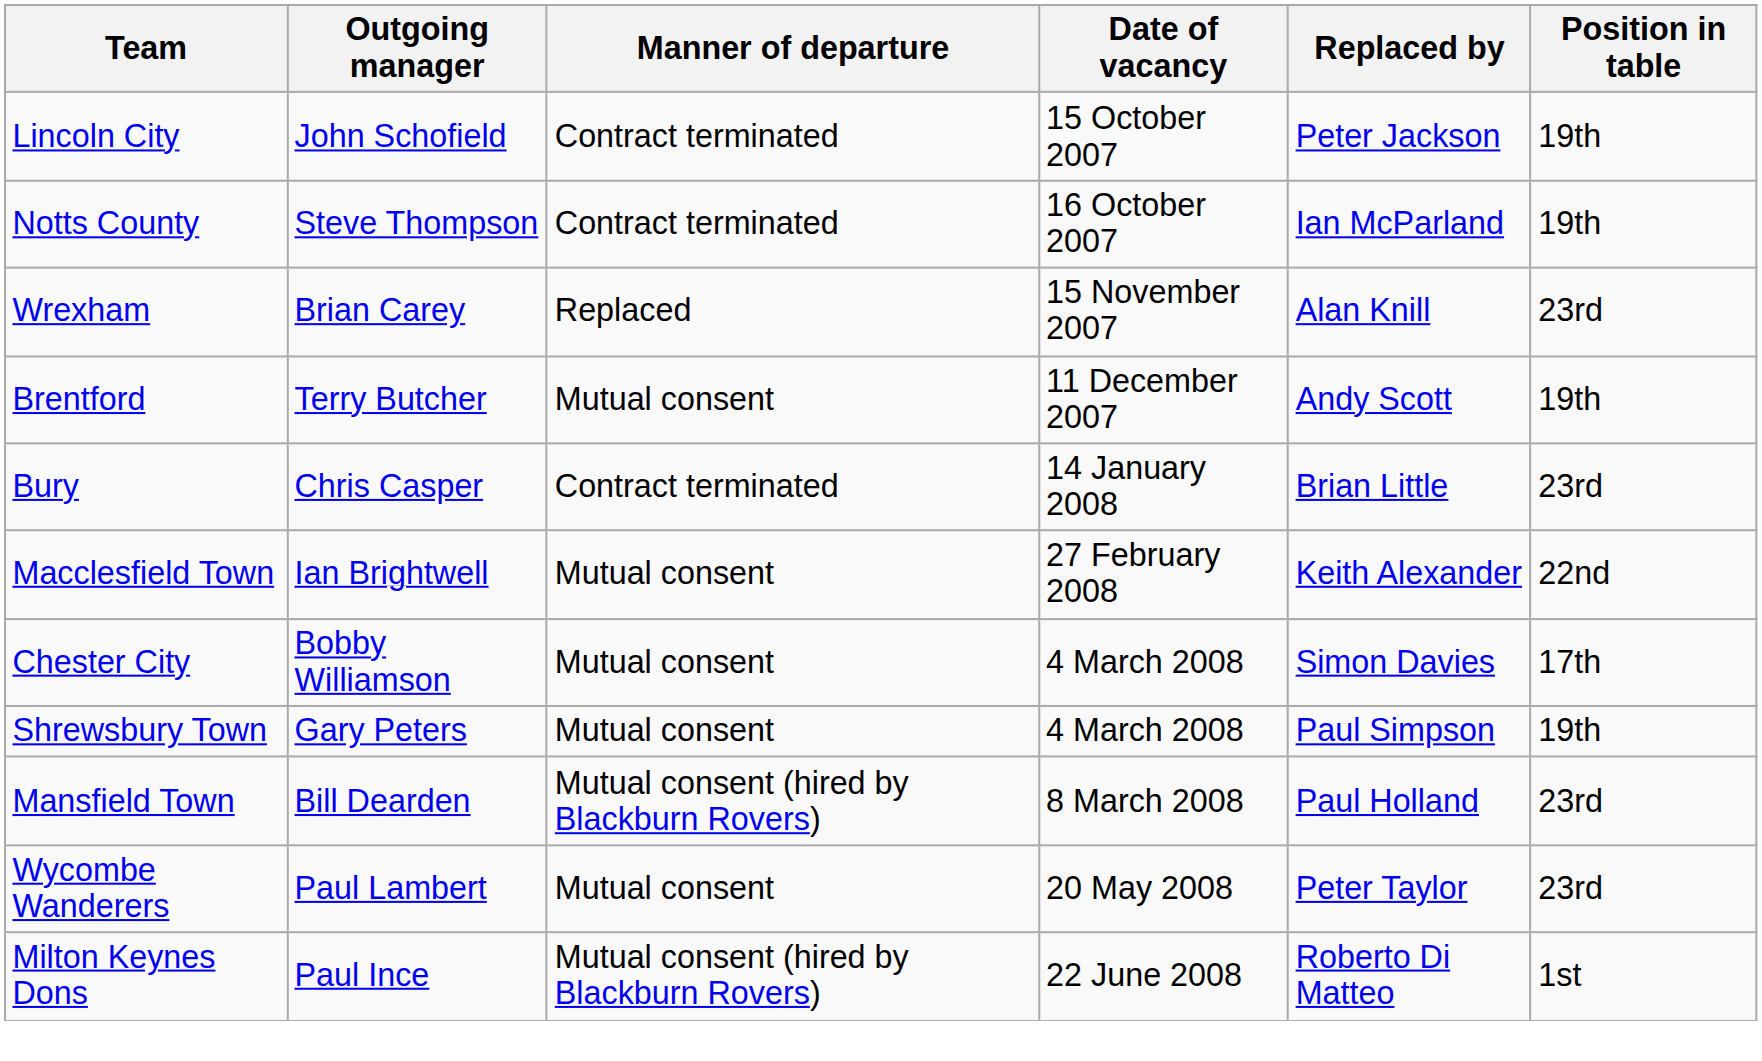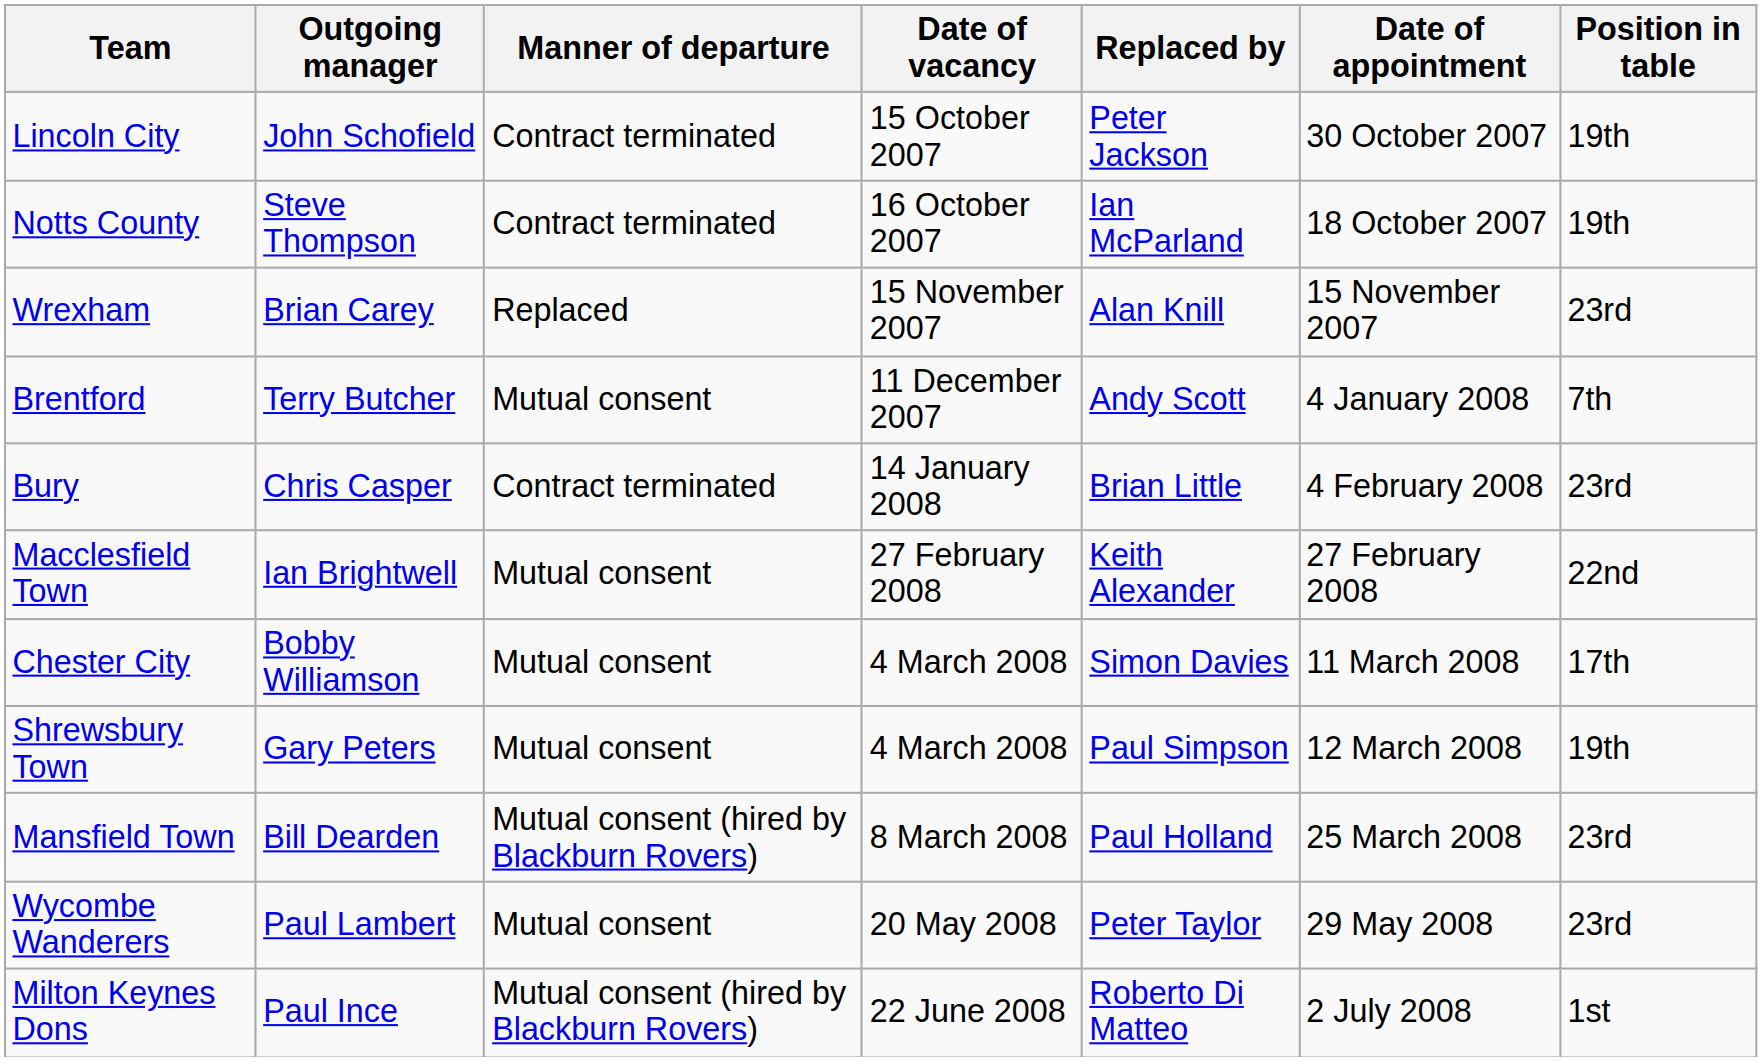+ column: (1429, 48)
(1570, 398) 19th -> (1590, 398) 7th
